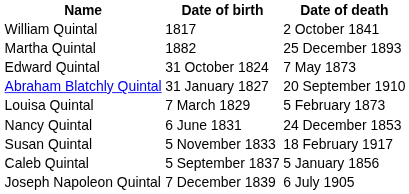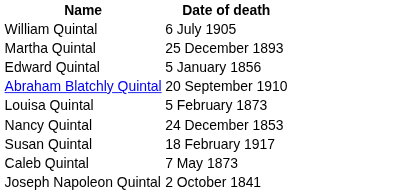- column: (222, 10)
(331, 29) 2 October 1841 -> (201, 29) 6 July 1905
(320, 67) 7 May 1873 -> (213, 67) 5 January 1856
(331, 163) 5 January 1856 -> (202, 163) 7 May 1873
(319, 182) 6 July 1905 -> (213, 182) 2 October 1841
